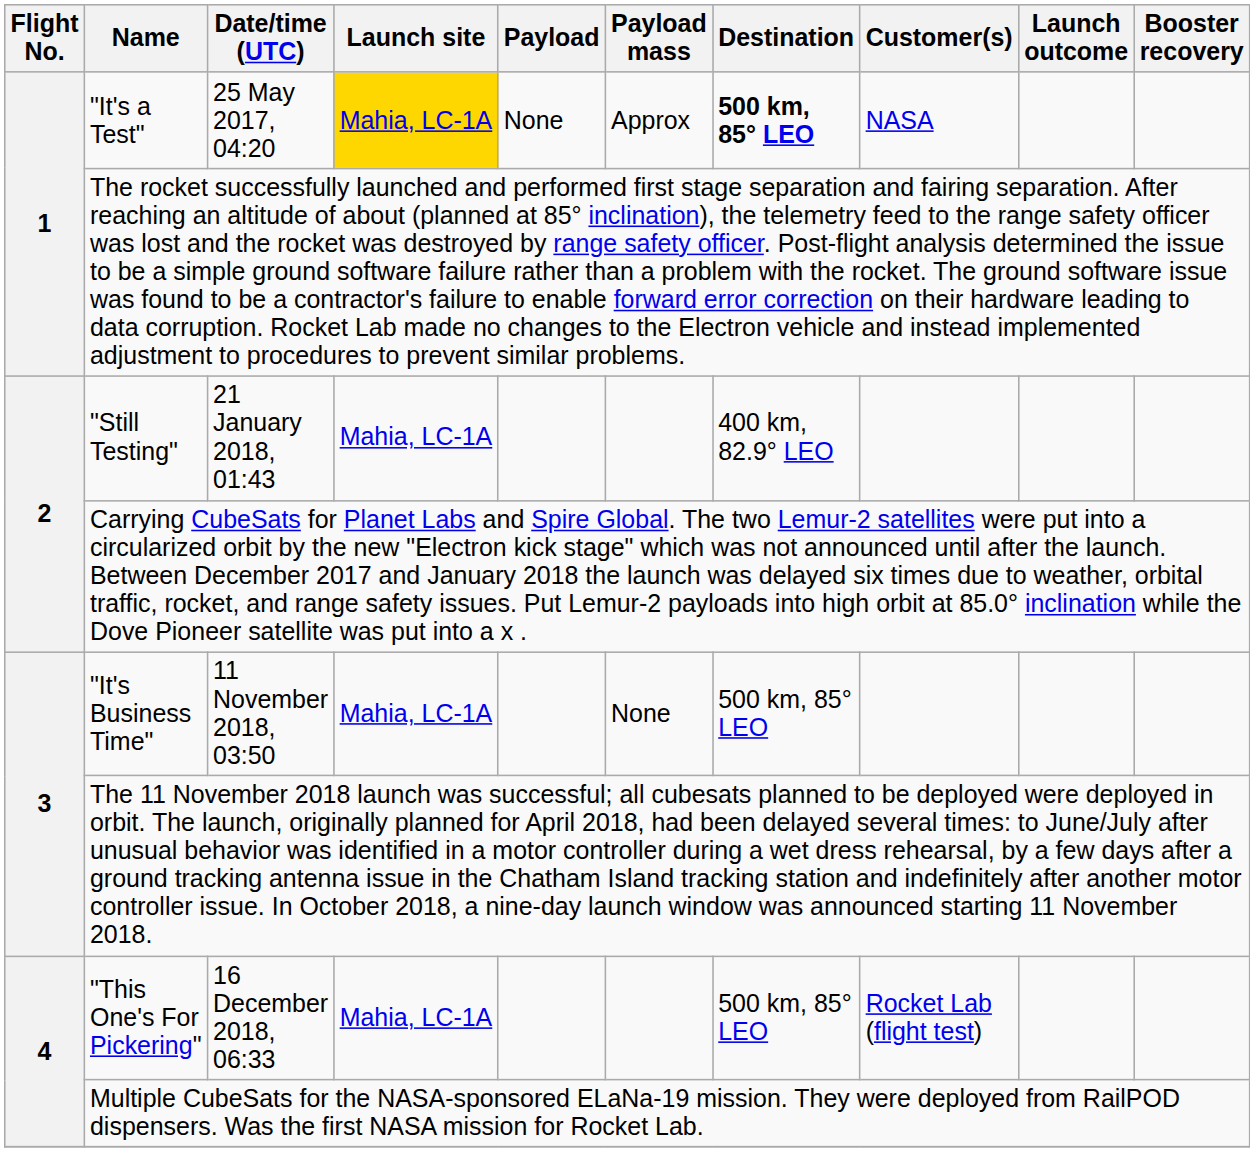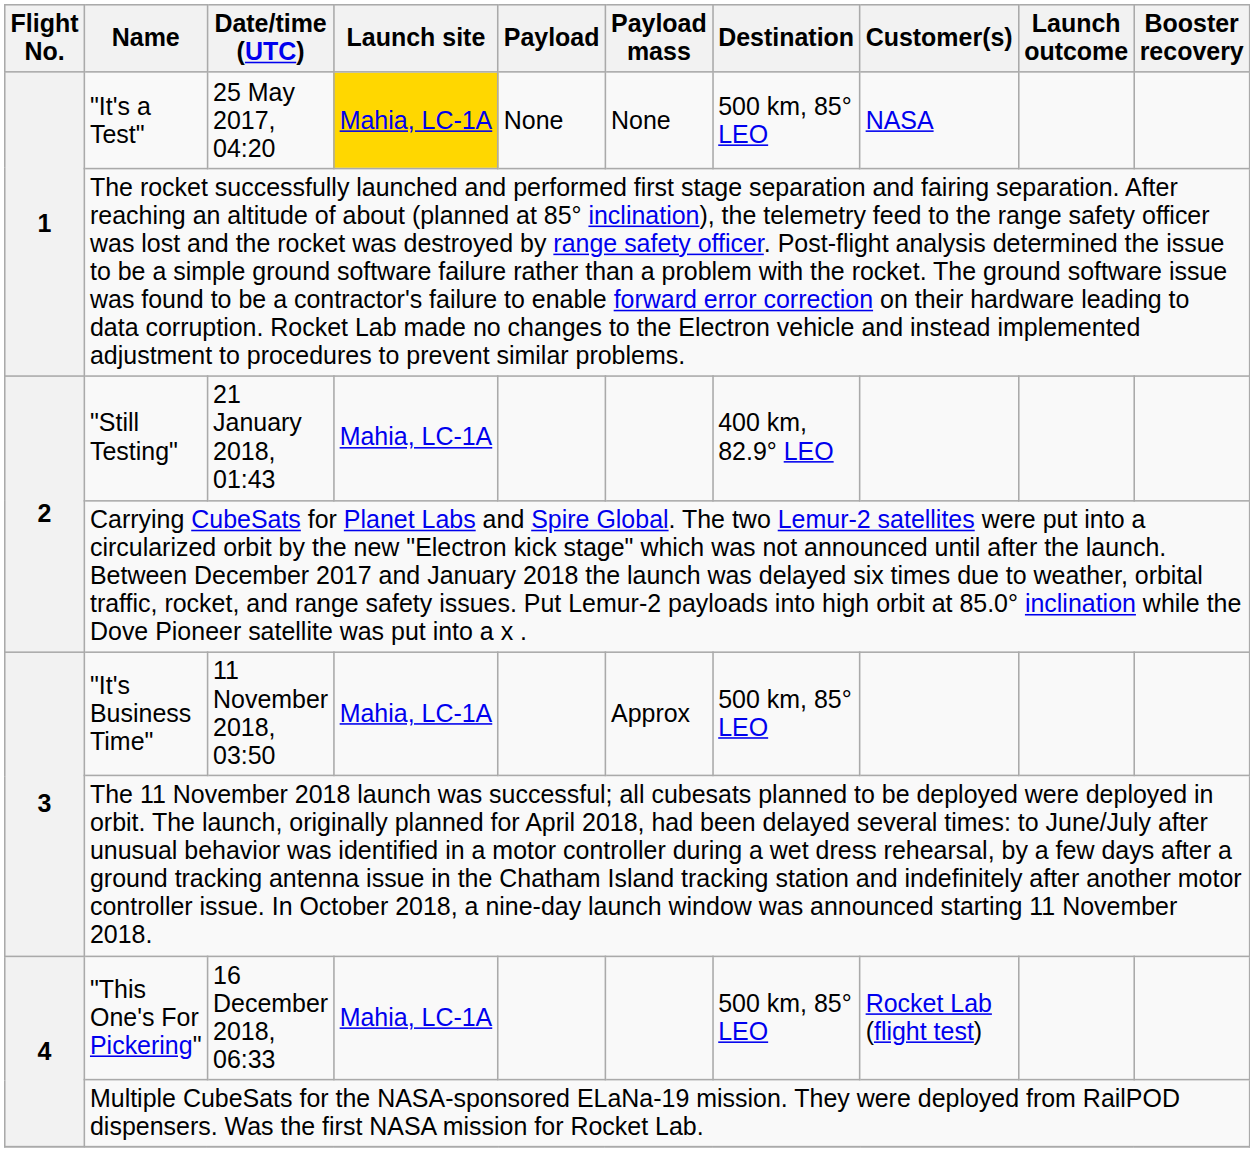(651, 120) Approx -> (641, 120) None
(766, 120) bold -> (785, 120) normal
(641, 713) None -> (651, 713) Approx
